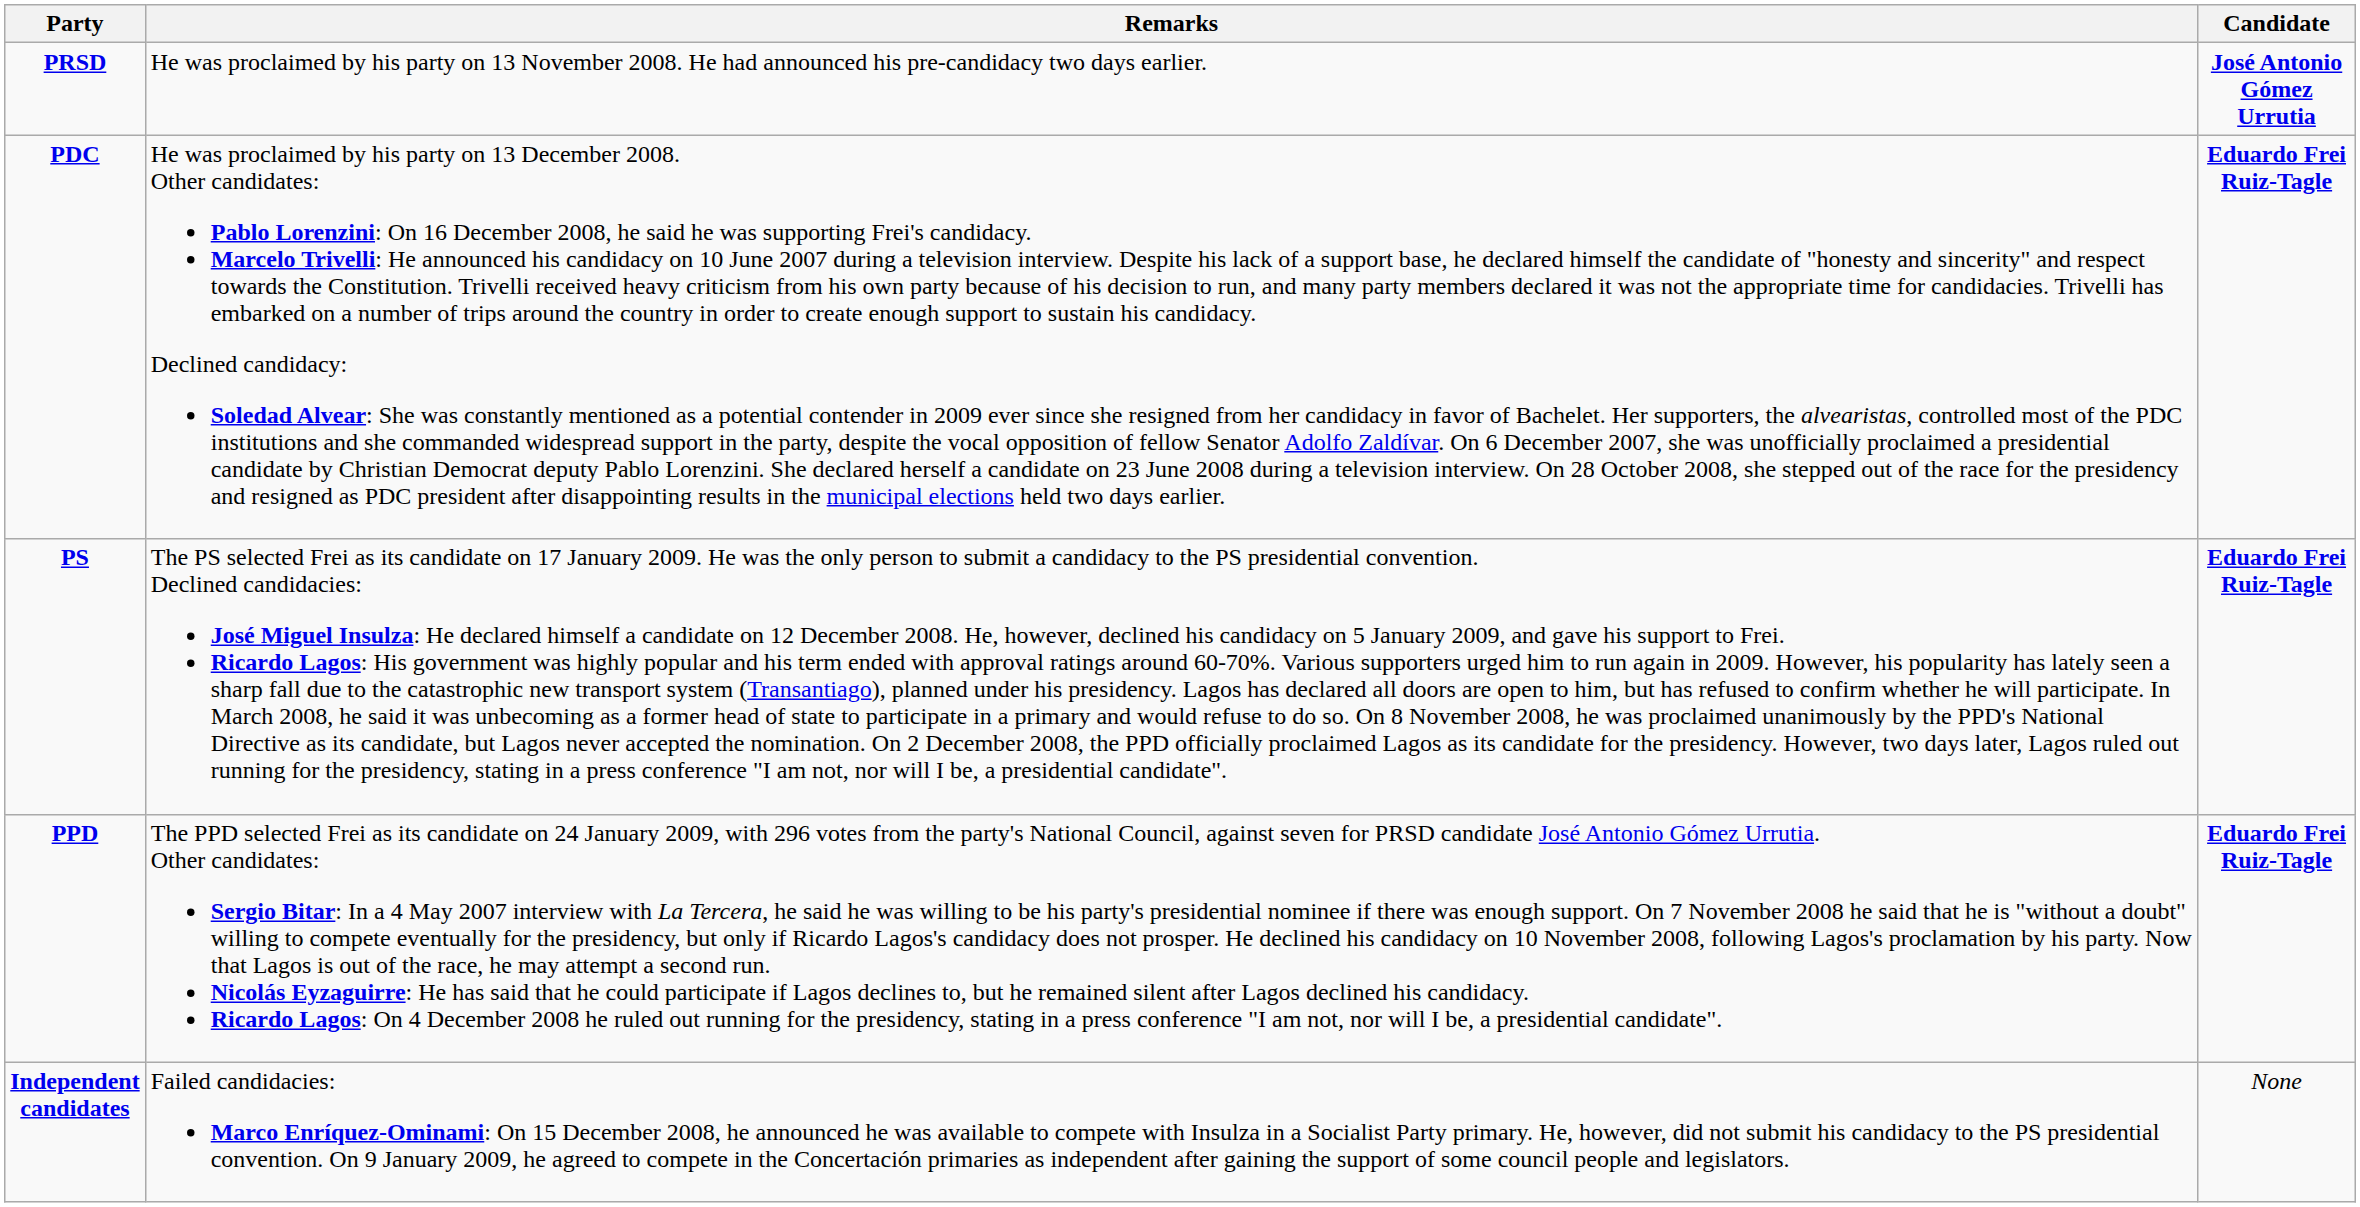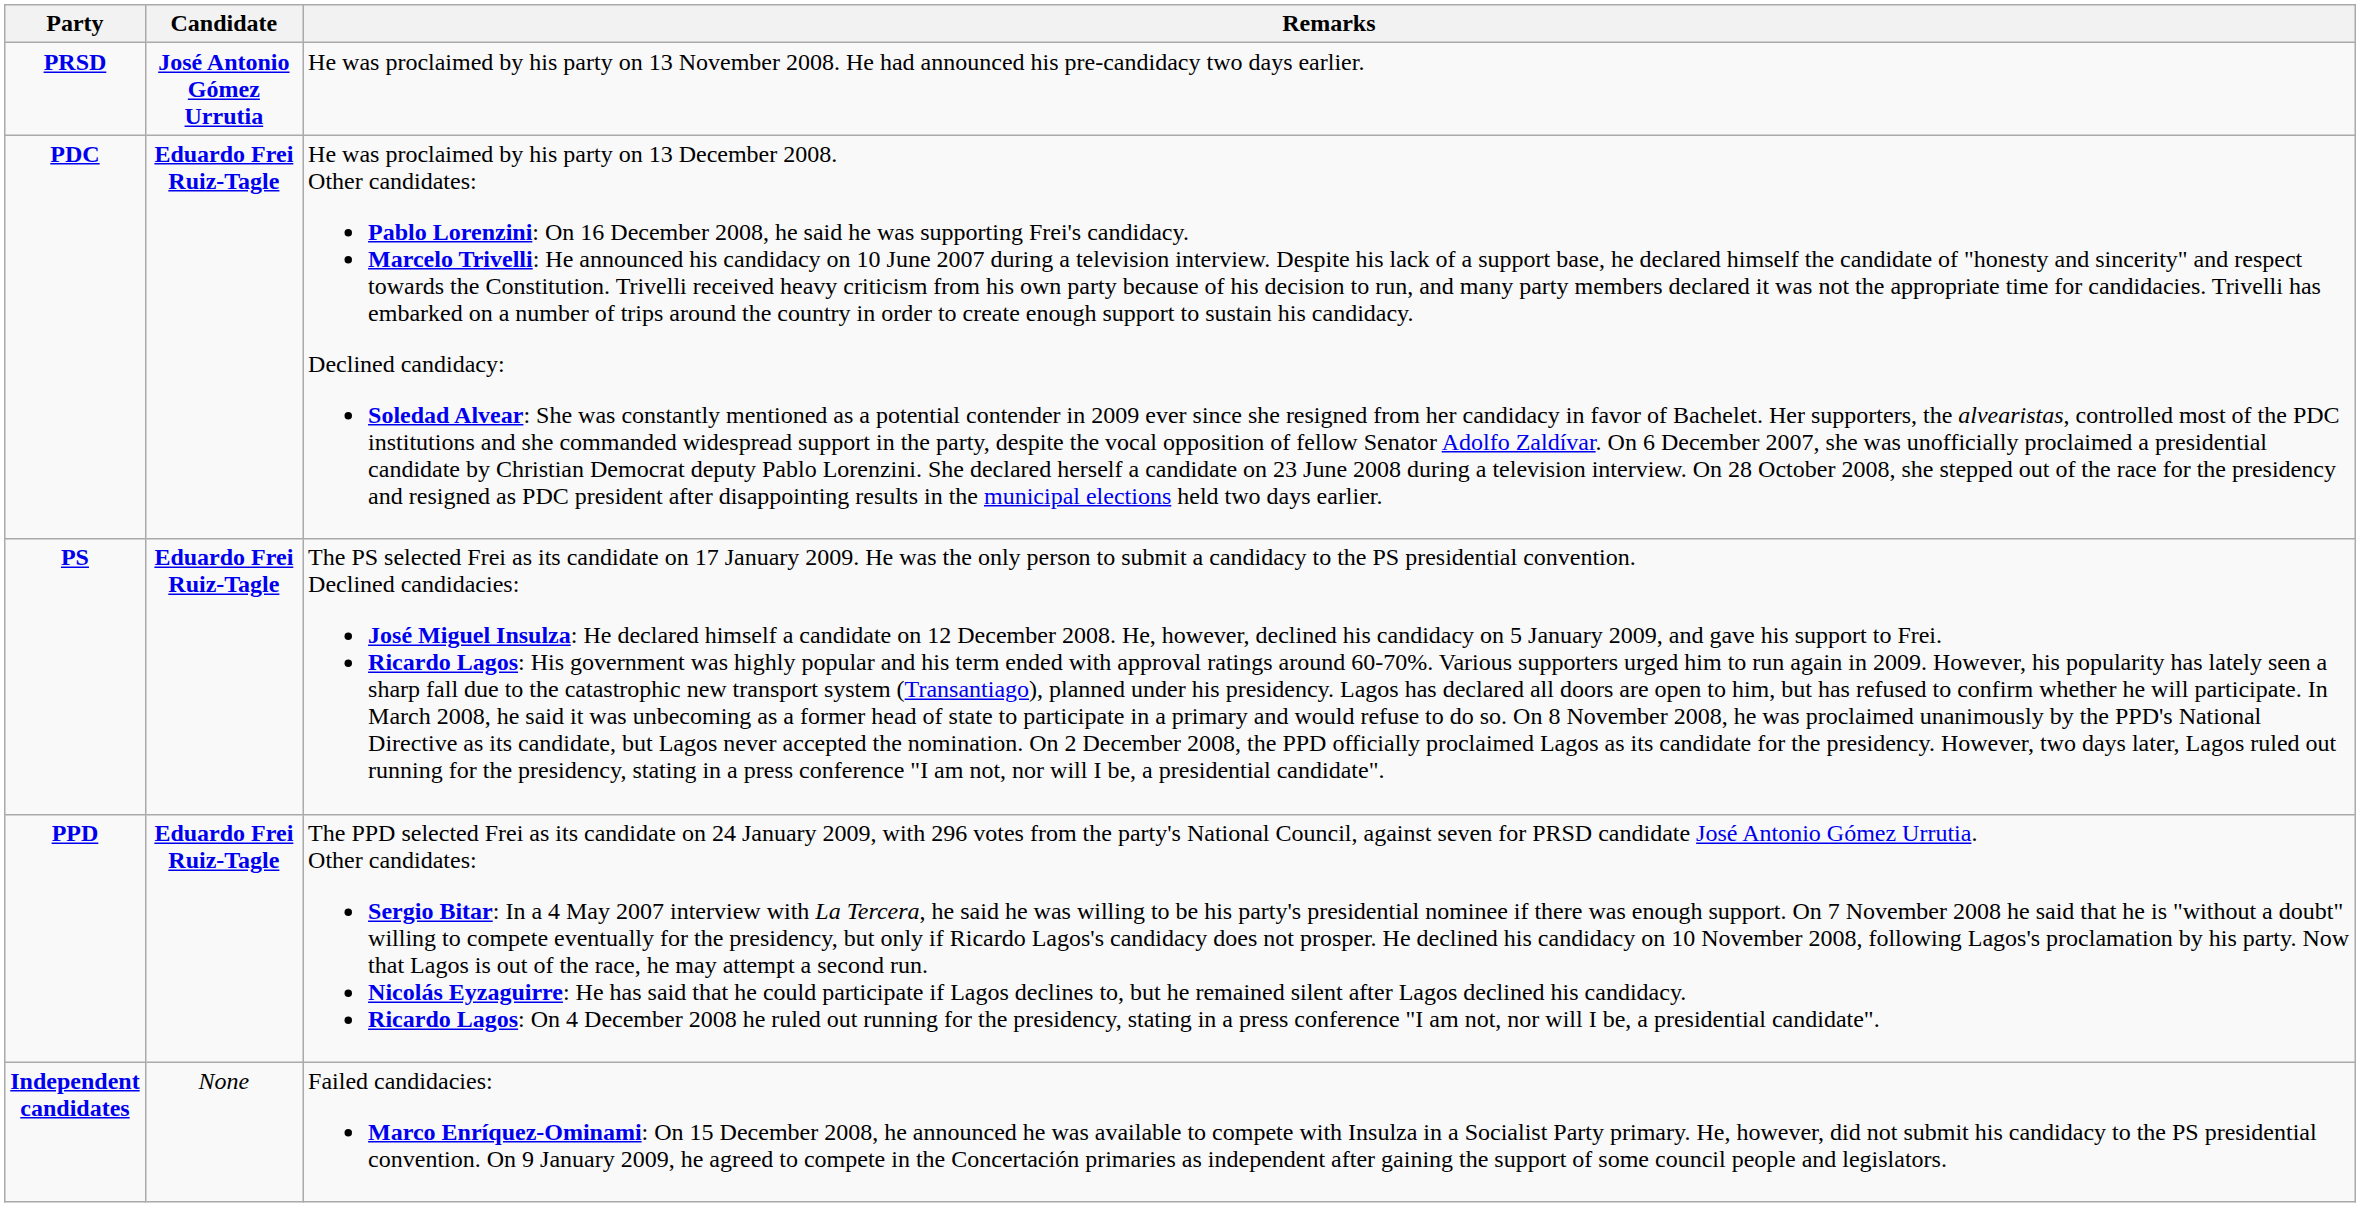columns swapped: (2277, 23) <-> (1172, 23)
